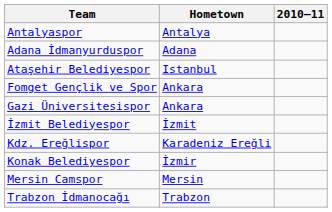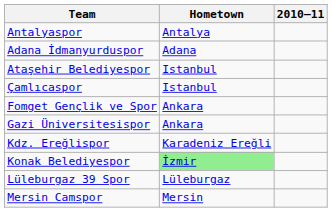+ row: (45, 87)
- row: (68, 124)
(179, 161) no background -> (179, 161) lightgreen background
+ row: (68, 180)
- row: (68, 198)
